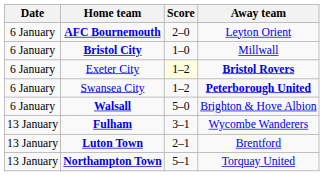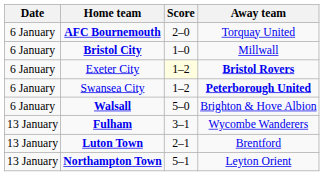(258, 32) Leyton Orient -> (258, 32) Torquay United
(258, 161) Torquay United -> (258, 161) Leyton Orient
